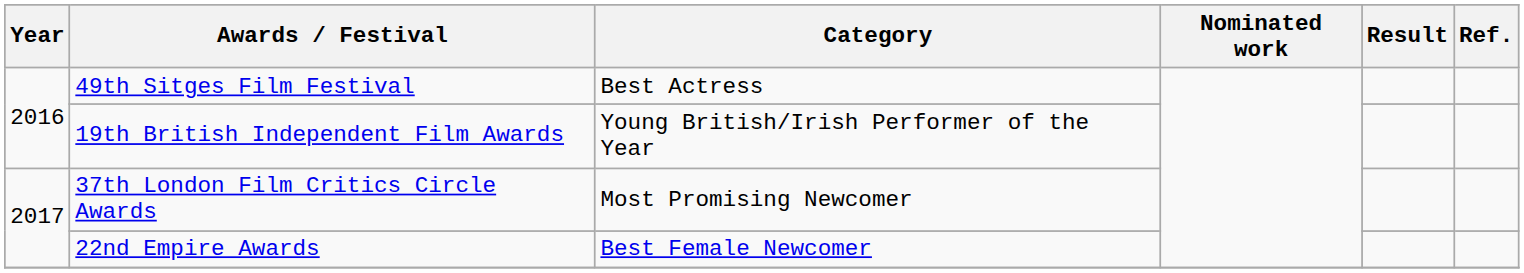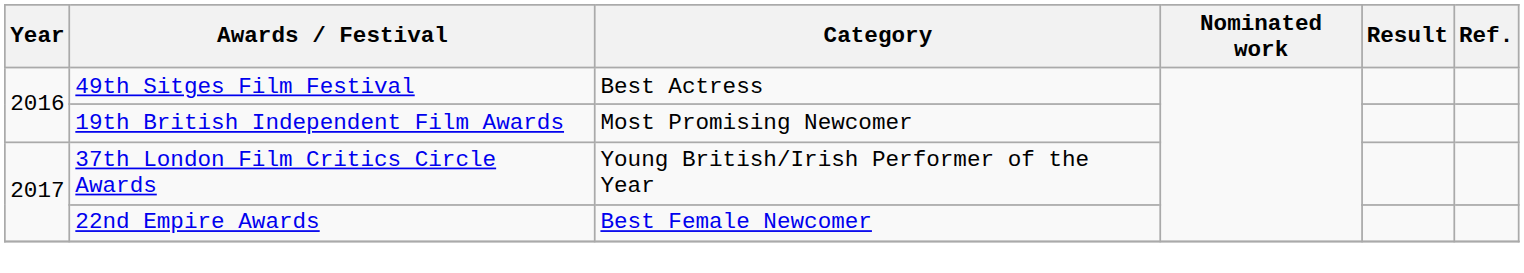(845, 136) Young British/Irish Performer of the Year -> (757, 123) Most Promising Newcomer
(757, 199) Most Promising Newcomer -> (845, 173) Young British/Irish Performer of the Year
